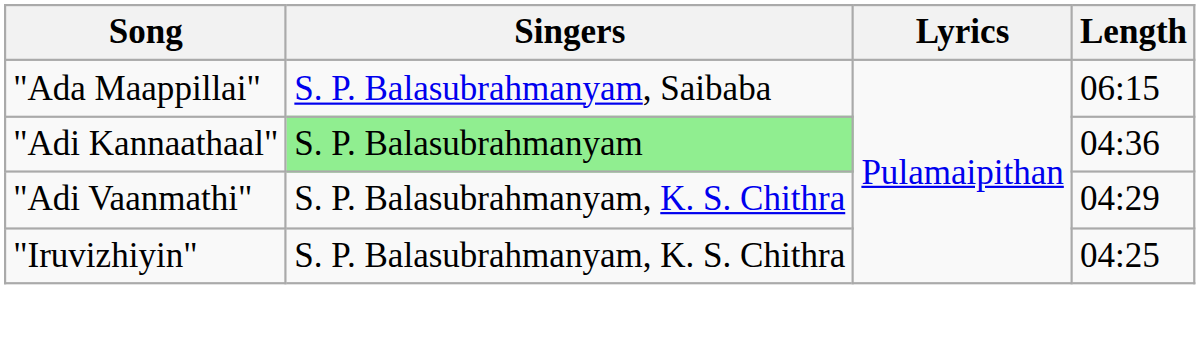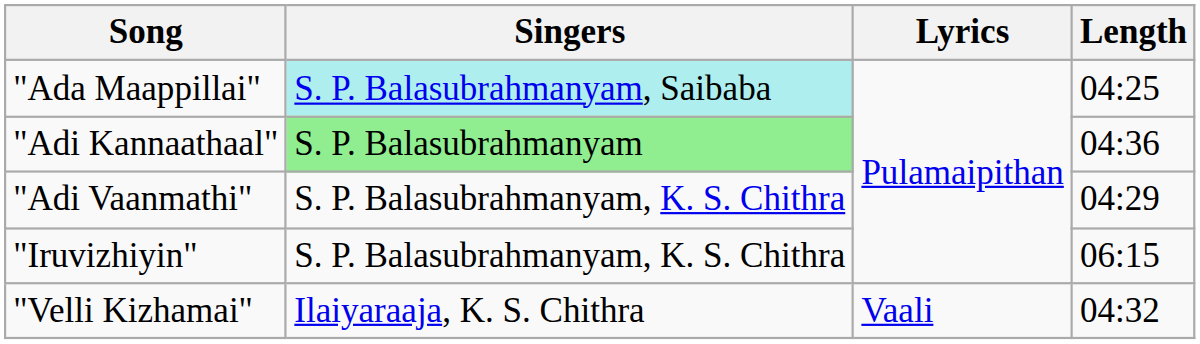(533, 87) no background -> (533, 87) paleturquoise background
(1120, 87) 06:15 -> (1120, 87) 04:25
(1120, 254) 04:25 -> (1120, 254) 06:15
+ row: (133, 310)
